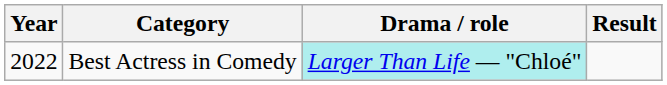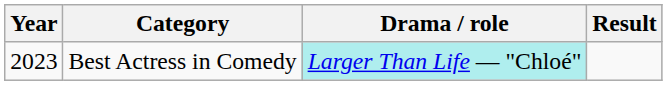(34, 60) 2022 -> (34, 60) 2023
